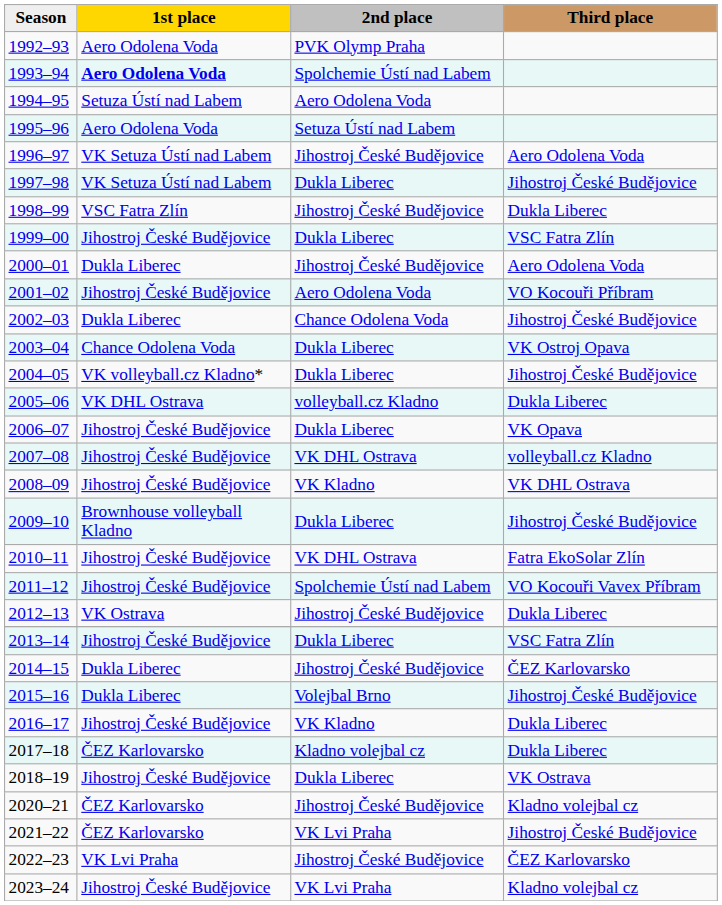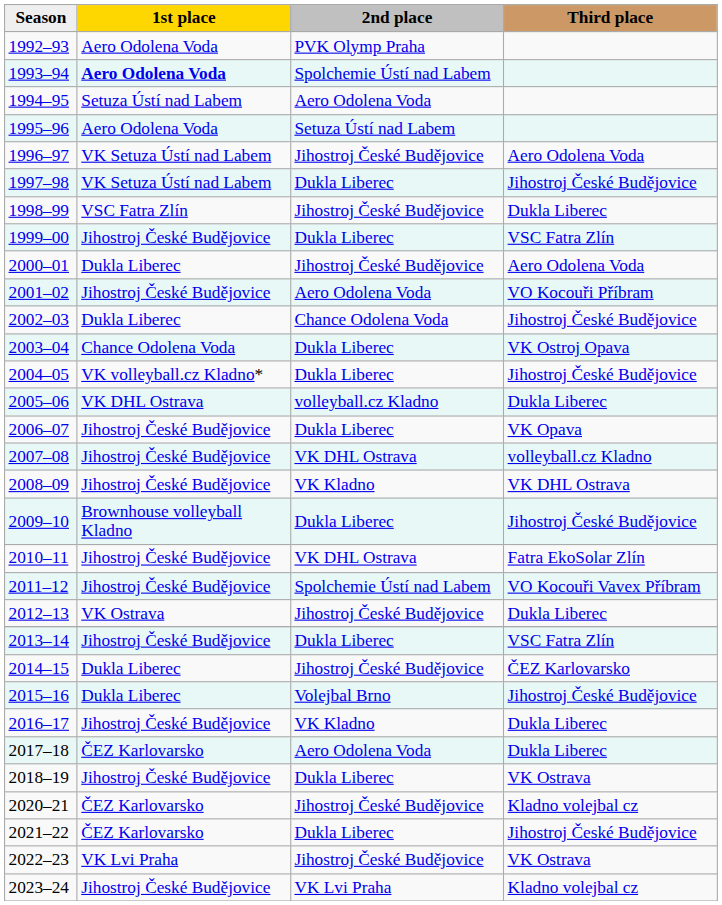(360, 750) Kladno volejbal cz -> (363, 750) Aero Odolena Voda
(343, 832) VK Lvi Praha -> (344, 832) Dukla Liberec
(569, 859) ČEZ Karlovarsko -> (549, 859) VK Ostrava
